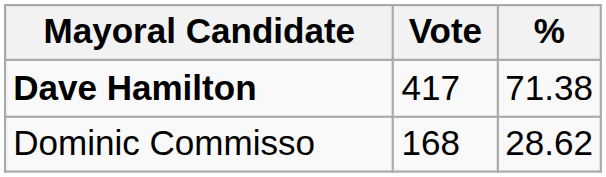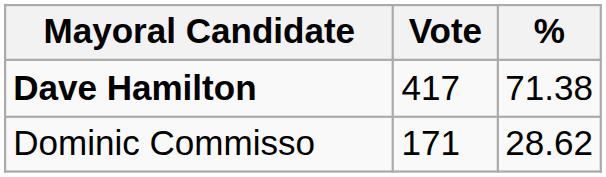(431, 143) 168 -> (431, 143) 171
